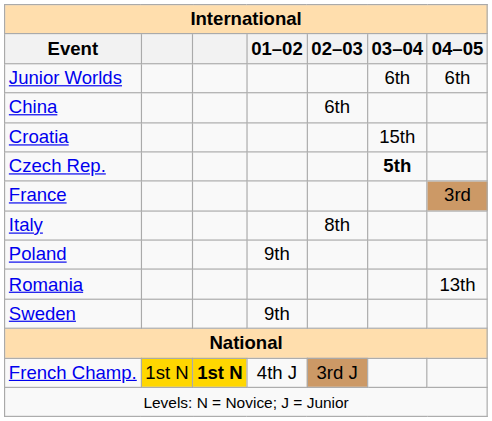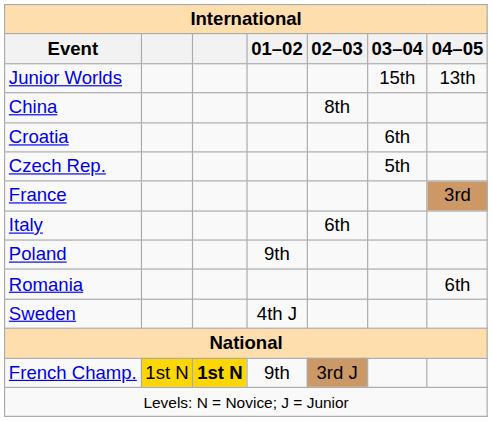(397, 78) 6th -> (397, 78) 15th
(457, 78) 6th -> (457, 78) 13th
(337, 107) 6th -> (337, 107) 8th
(397, 136) 15th -> (397, 136) 6th
(397, 166) bold -> (397, 166) normal
(337, 225) 8th -> (337, 225) 6th
(457, 284) 13th -> (457, 284) 6th
(277, 313) 9th -> (277, 313) 4th J
(277, 372) 4th J -> (277, 372) 9th
